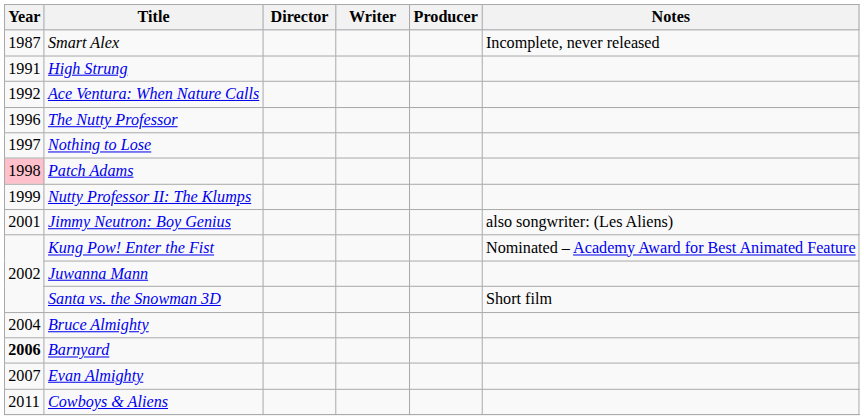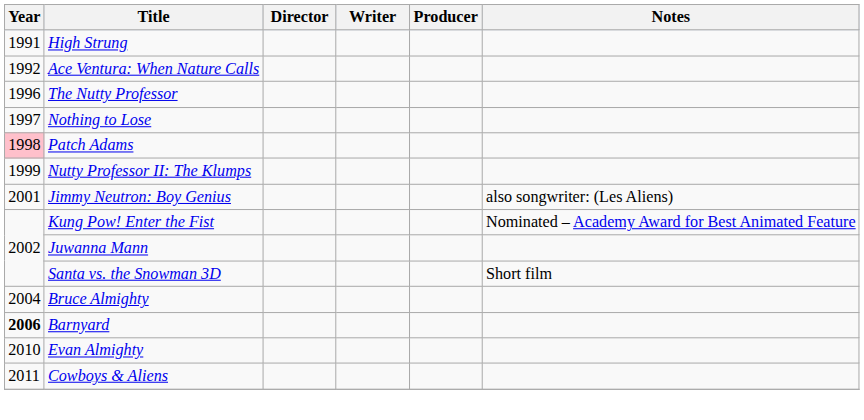- row: (84, 42)
(24, 376) 2007 -> (24, 350) 2010
